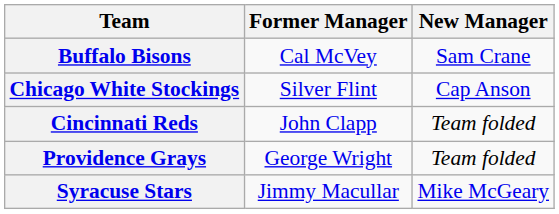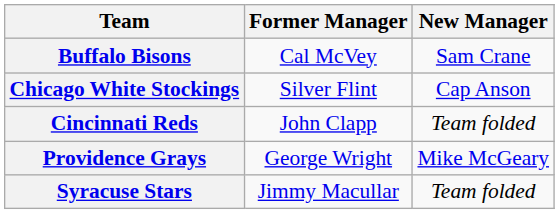(483, 157) Team folded -> (483, 157) Mike McGeary
(483, 191) Mike McGeary -> (483, 191) Team folded
